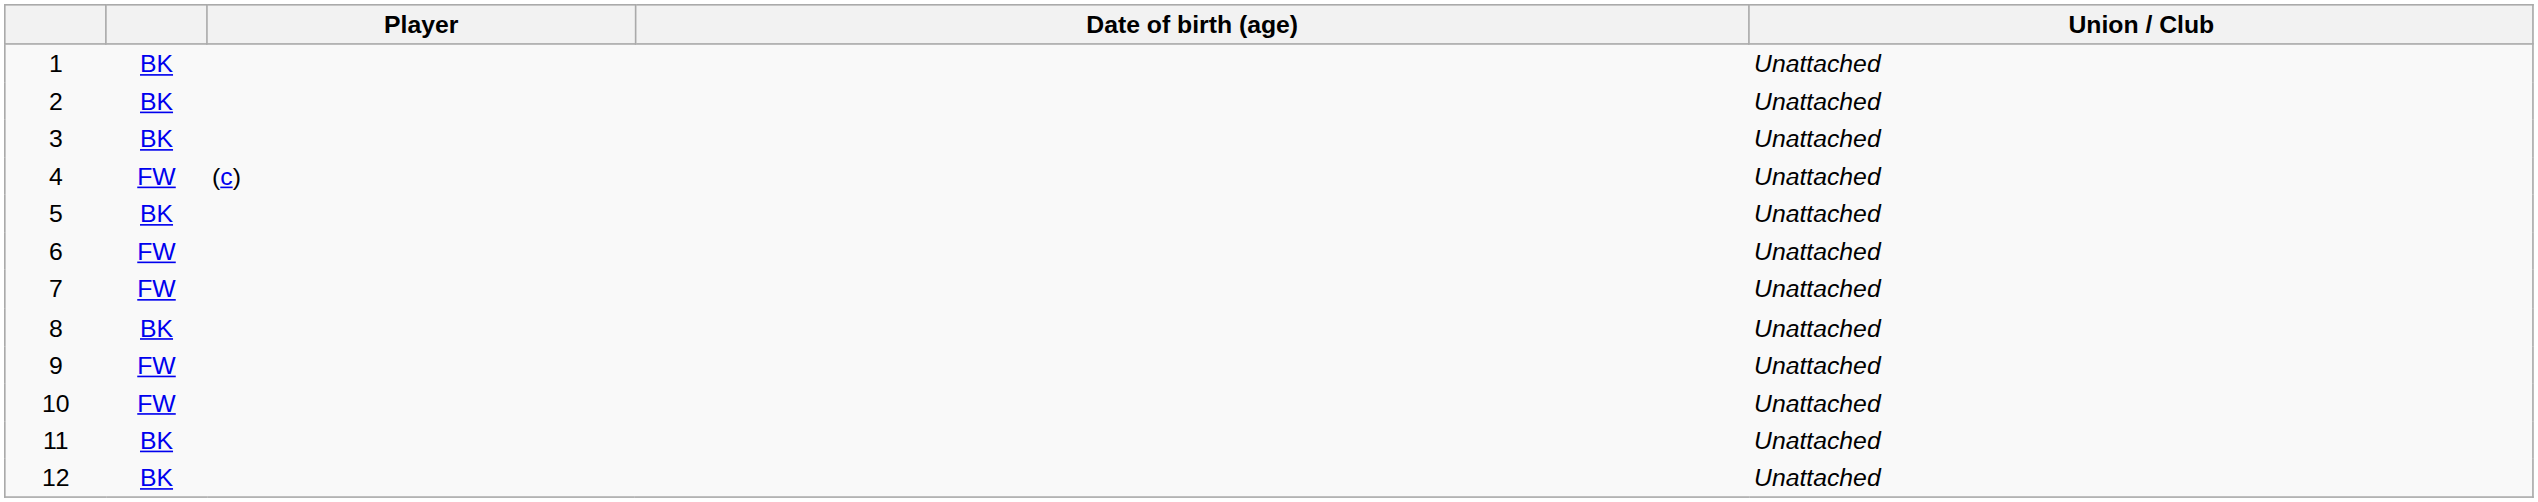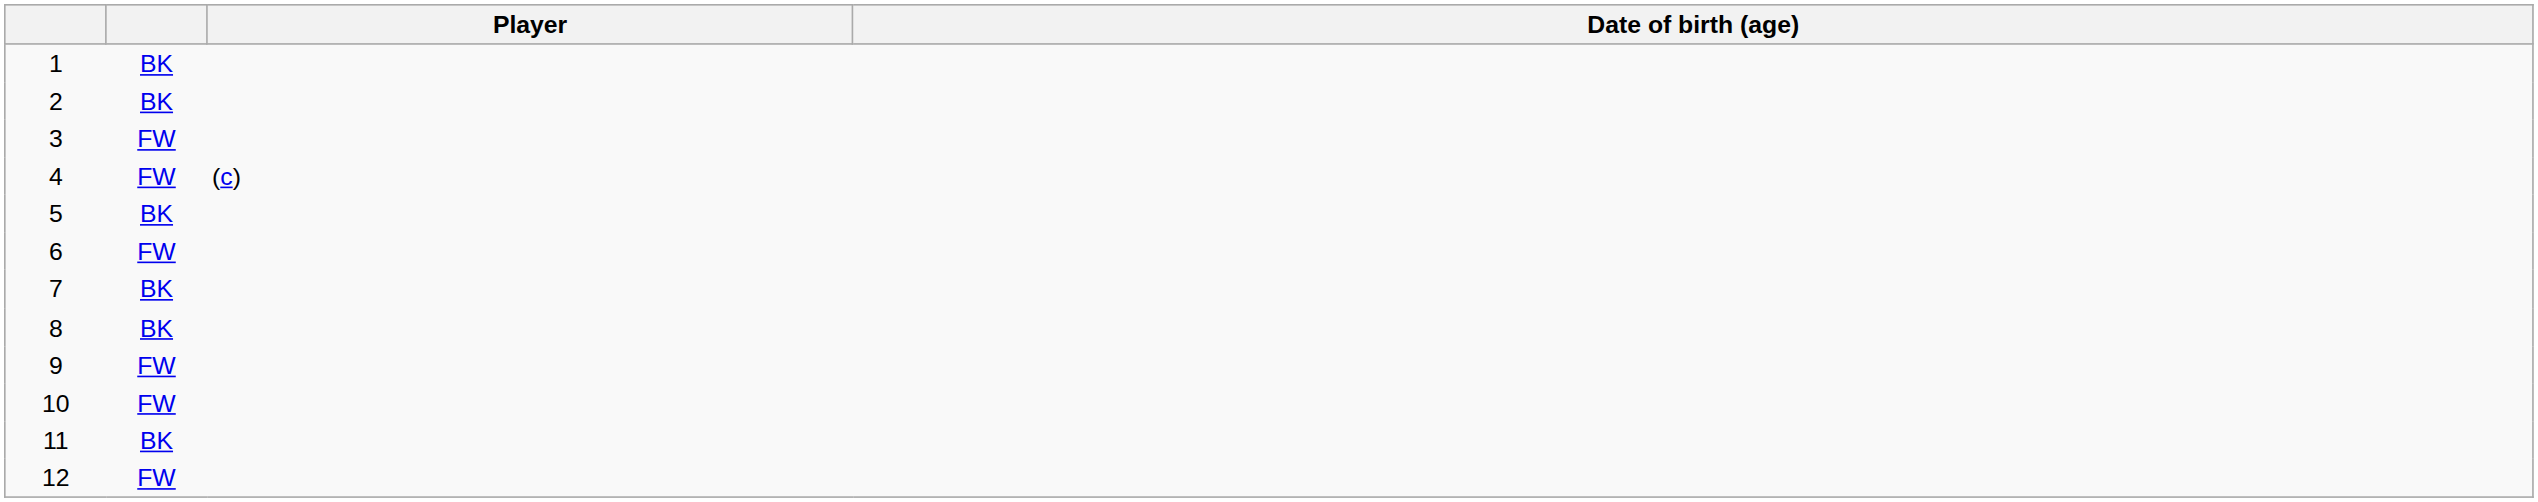- column: (2141, 25)
(157, 139) BK -> (157, 139) FW
(157, 289) FW -> (157, 289) BK
(157, 477) BK -> (157, 477) FW
